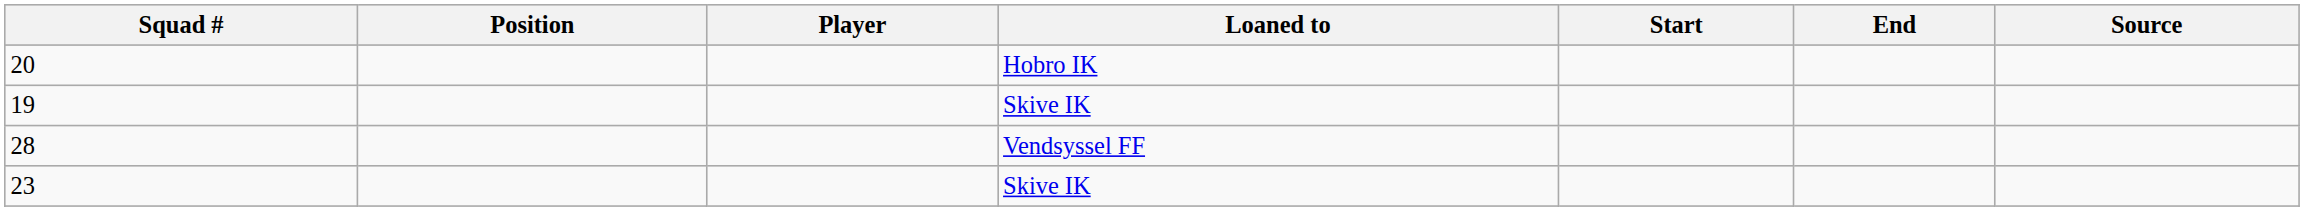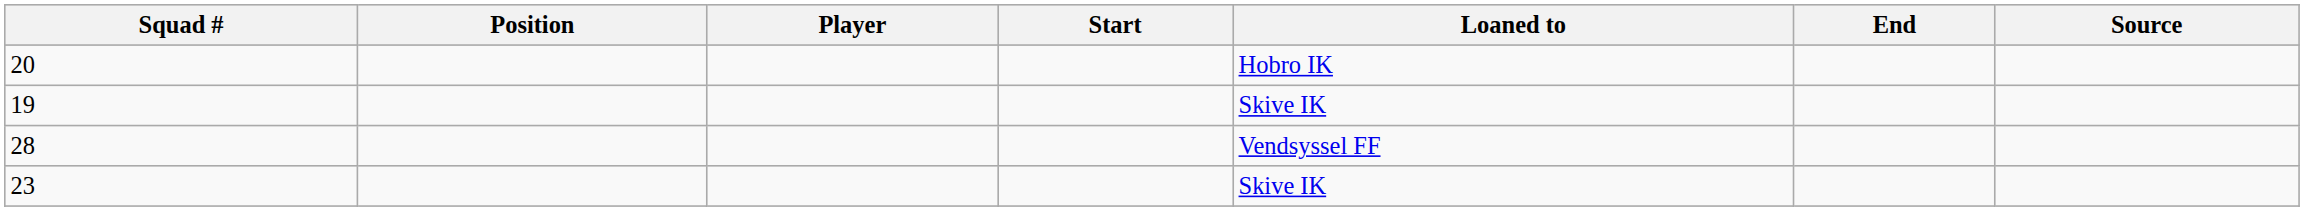columns swapped: (1278, 24) <-> (1676, 24)
